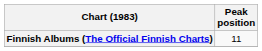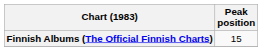(236, 38) 11 -> (236, 38) 15
